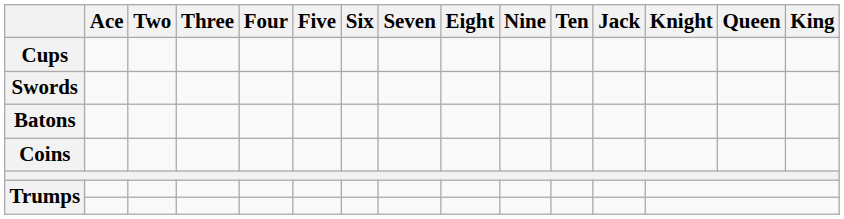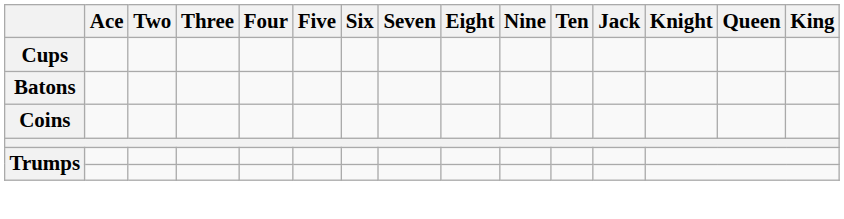- row: (45, 87)
